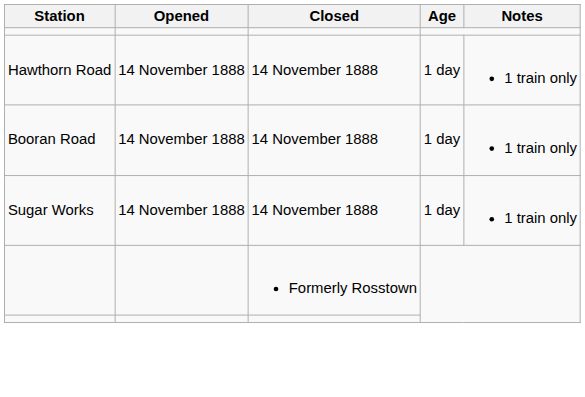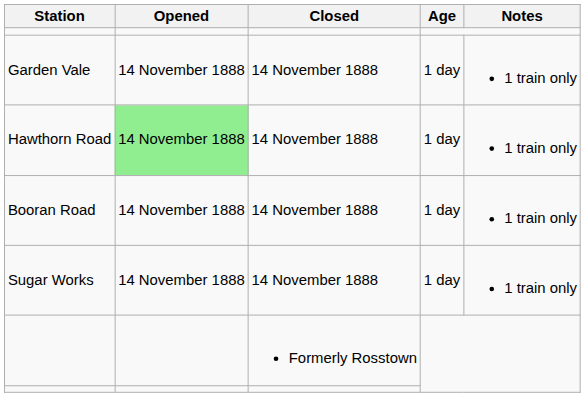+ row: (49, 70)
(181, 70) no background -> (181, 140) lightgreen background
